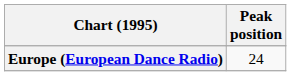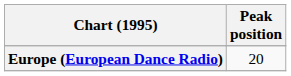(256, 58) 24 -> (256, 58) 20
